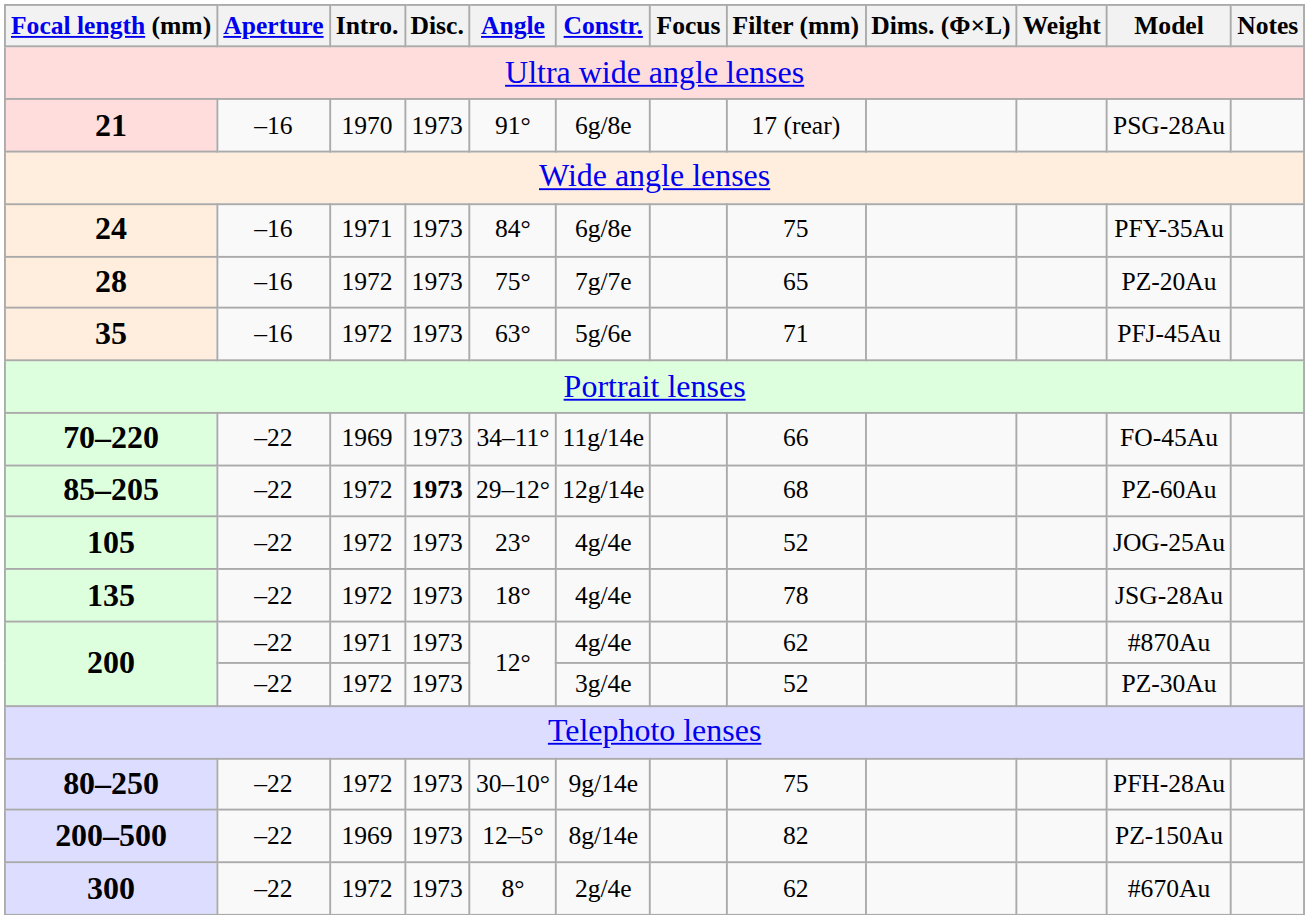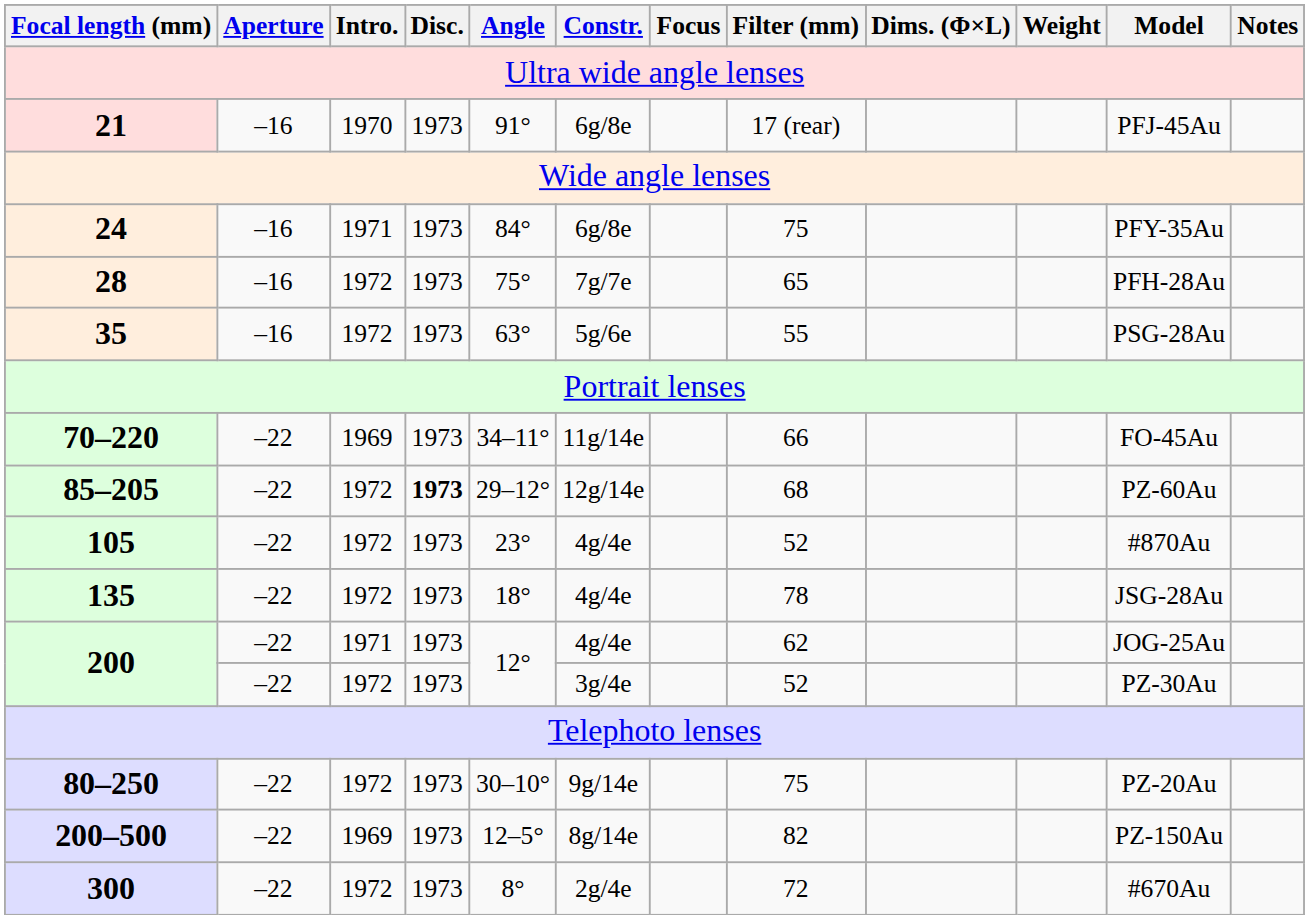(1169, 124) PSG-28Au -> (1169, 124) PFJ-45Au
(1169, 281) PZ-20Au -> (1169, 281) PFH-28Au
(796, 333) 71 -> (796, 333) 55
(1169, 333) PFJ-45Au -> (1169, 333) PSG-28Au
(1169, 542) JOG-25Au -> (1169, 542) #870Au
(1169, 641) #870Au -> (1169, 641) JOG-25Au
(1169, 783) PFH-28Au -> (1169, 783) PZ-20Au
(796, 887) 62 -> (796, 887) 72
